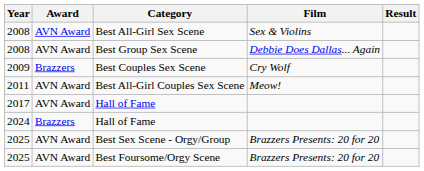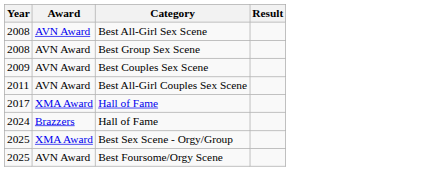- column: (315, 13)
(55, 67) Brazzers -> (63, 67) AVN Award
(63, 103) AVN Award -> (64, 103) XMA Award
(63, 139) AVN Award -> (64, 139) XMA Award
